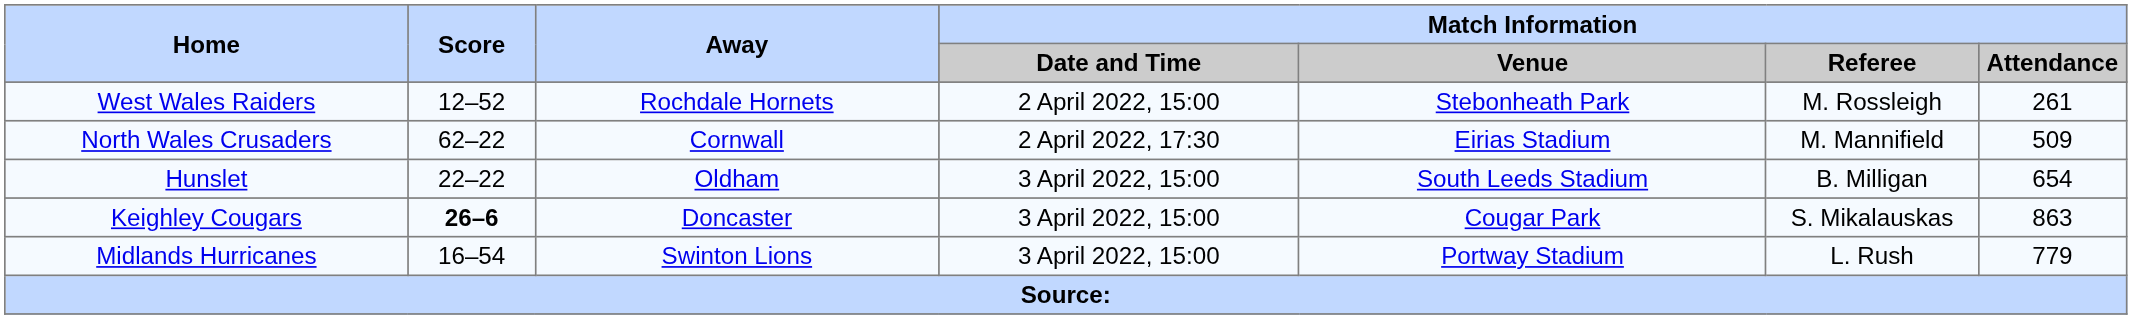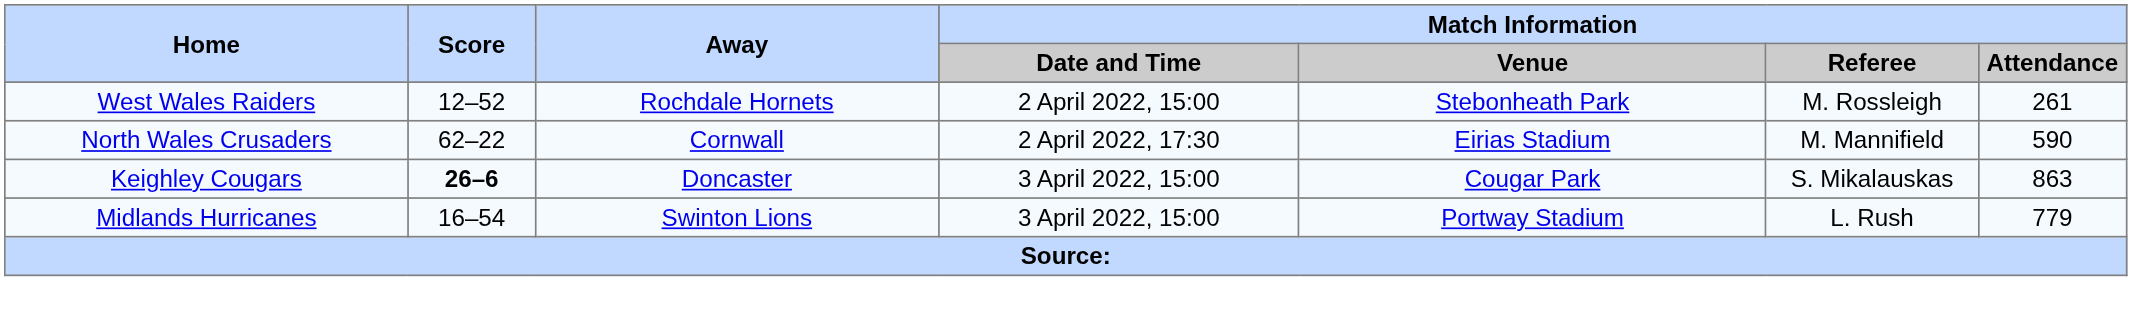(2052, 140) 509 -> (2052, 140) 590
- row: (206, 179)
